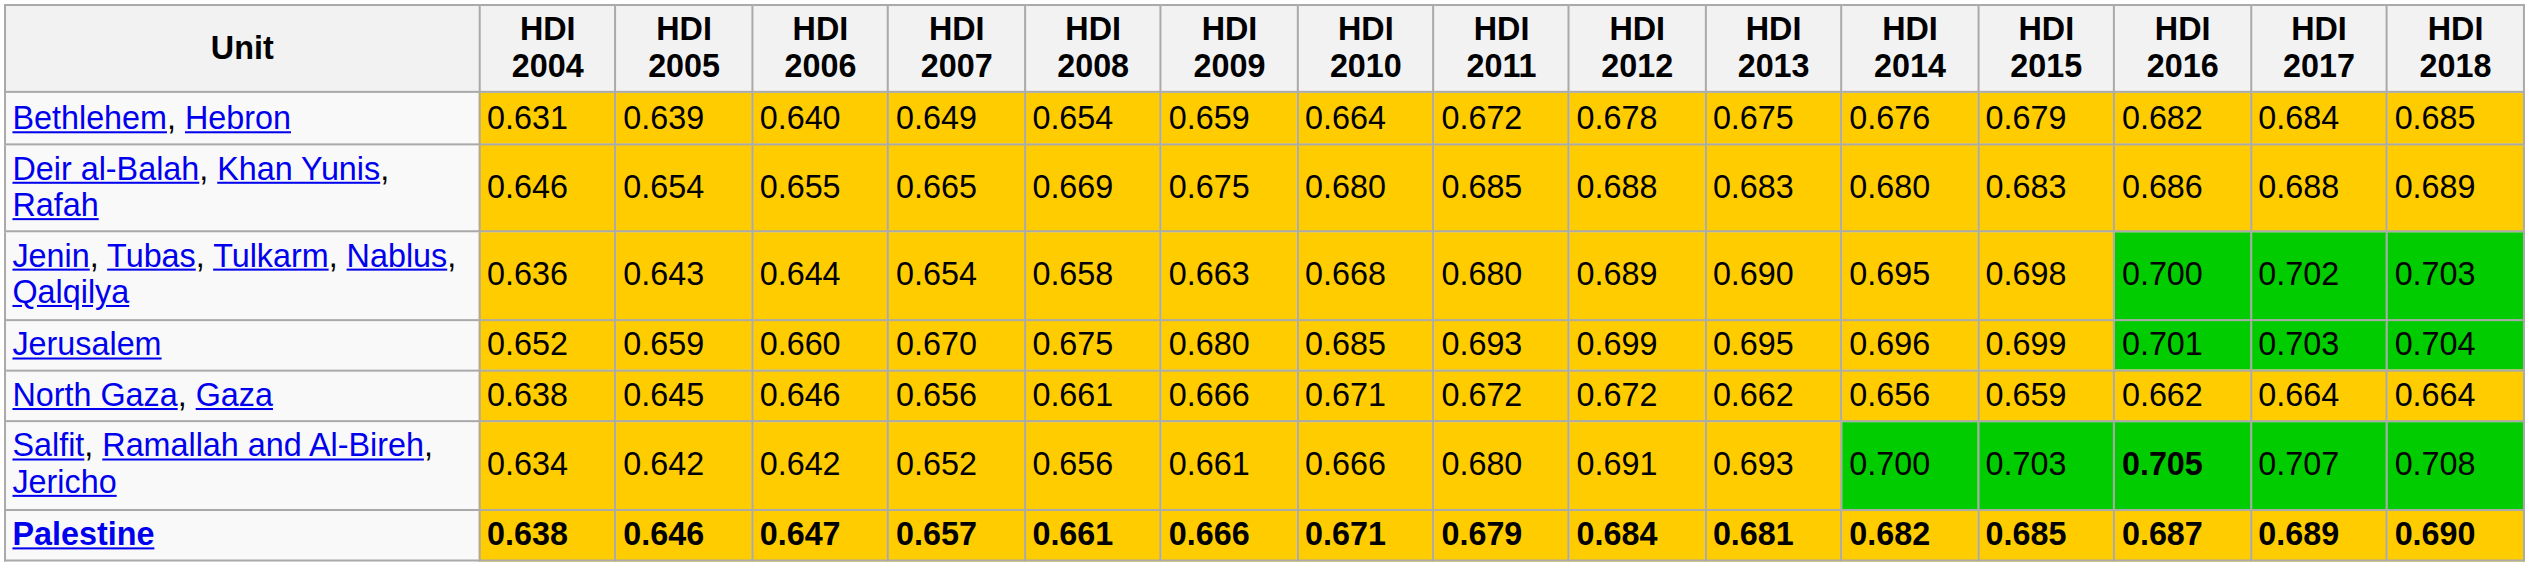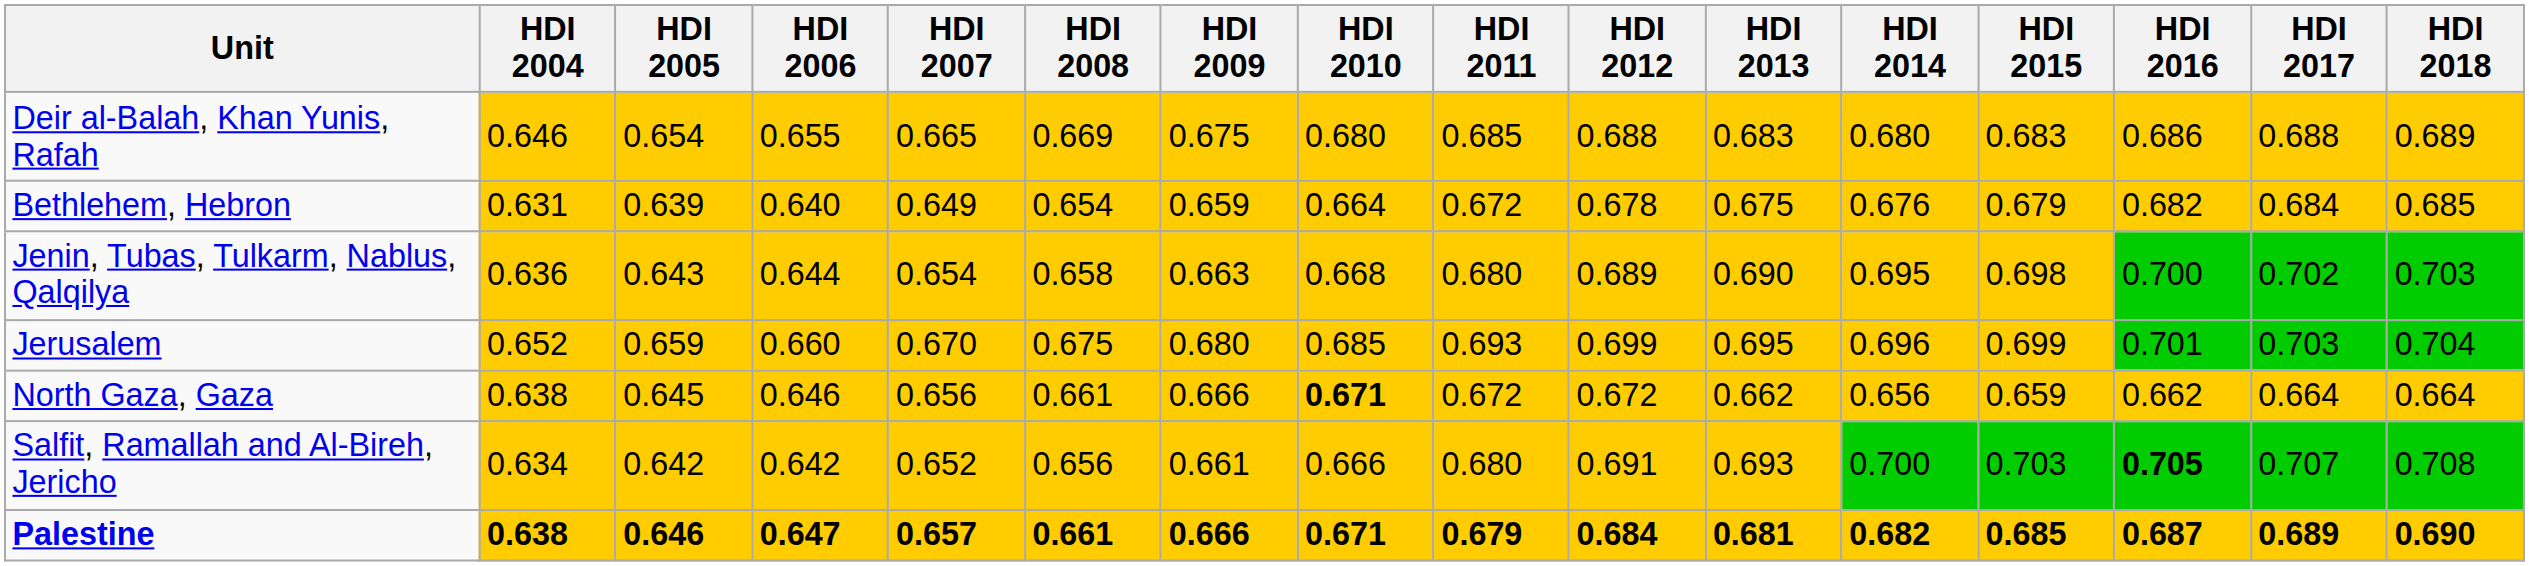rows swapped: (152, 117) <-> (201, 187)
(1346, 395) normal -> (1346, 395) bold
